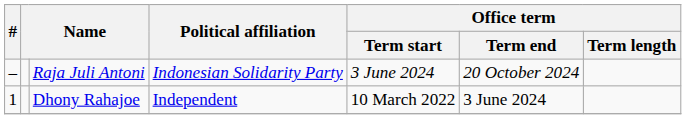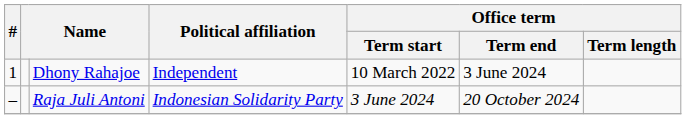rows swapped: (86, 99) <-> (89, 72)
